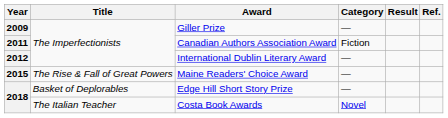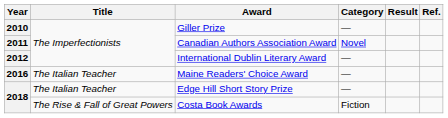(17, 27) 2009 -> (17, 27) 2010
(355, 43) Fiction -> (354, 43) Novel
(17, 74) 2015 -> (17, 74) 2016
(103, 74) The Rise & Fall of Great Powers -> (74, 74) The Italian Teacher
(81, 89) Basket of Deplorables -> (74, 89) The Italian Teacher
(74, 105) The Italian Teacher -> (103, 105) The Rise & Fall of Great Powers
(354, 105) Novel -> (355, 105) Fiction
